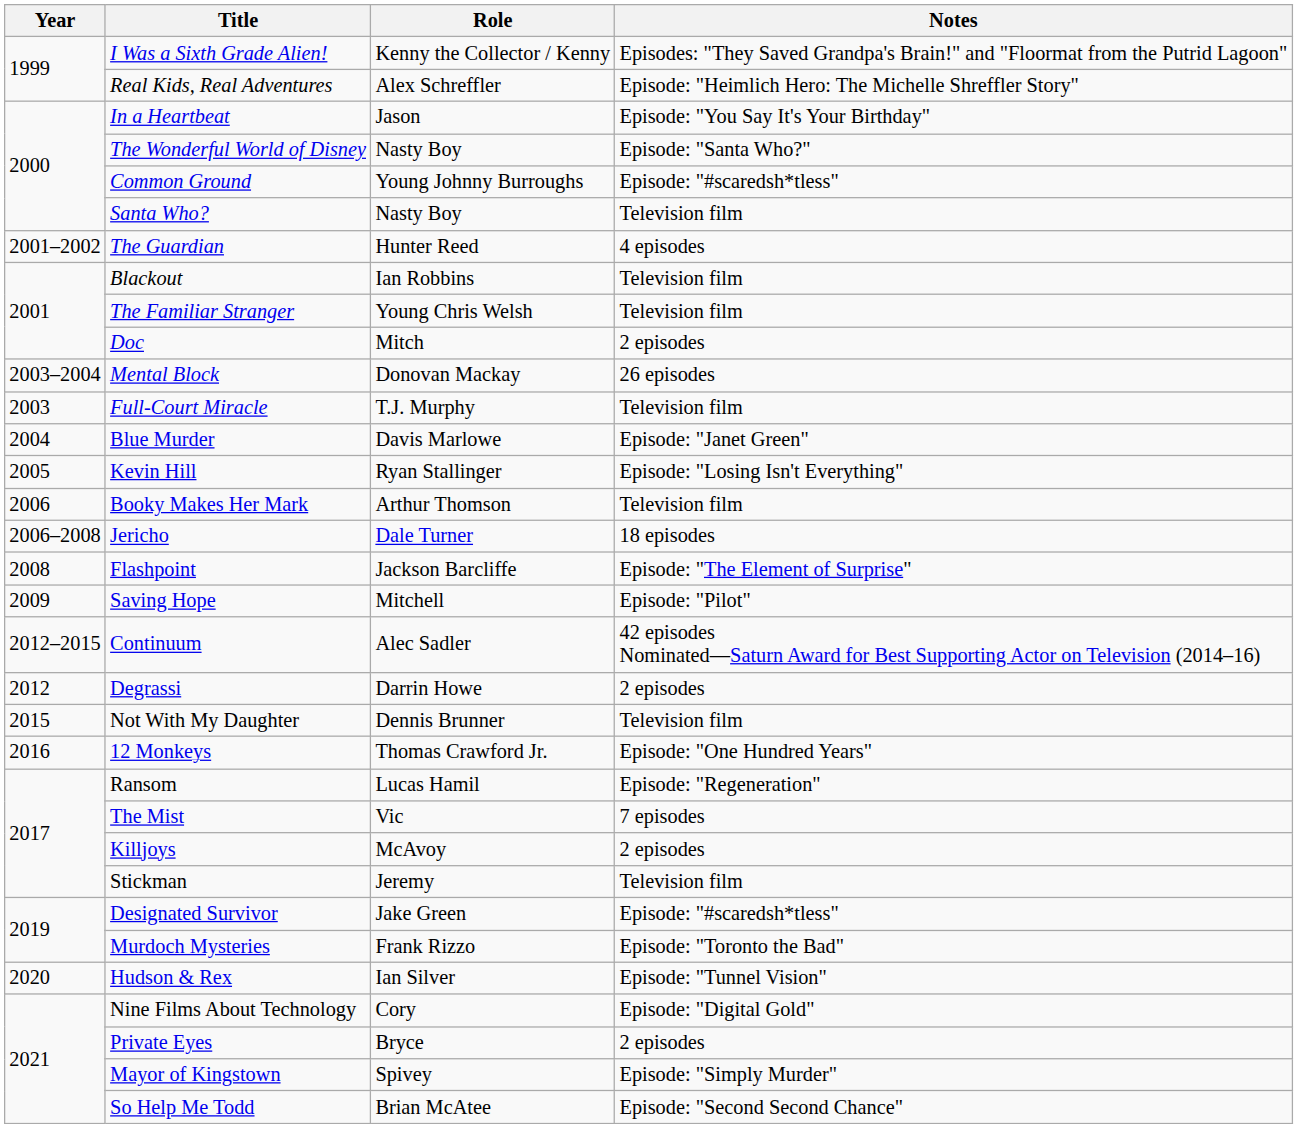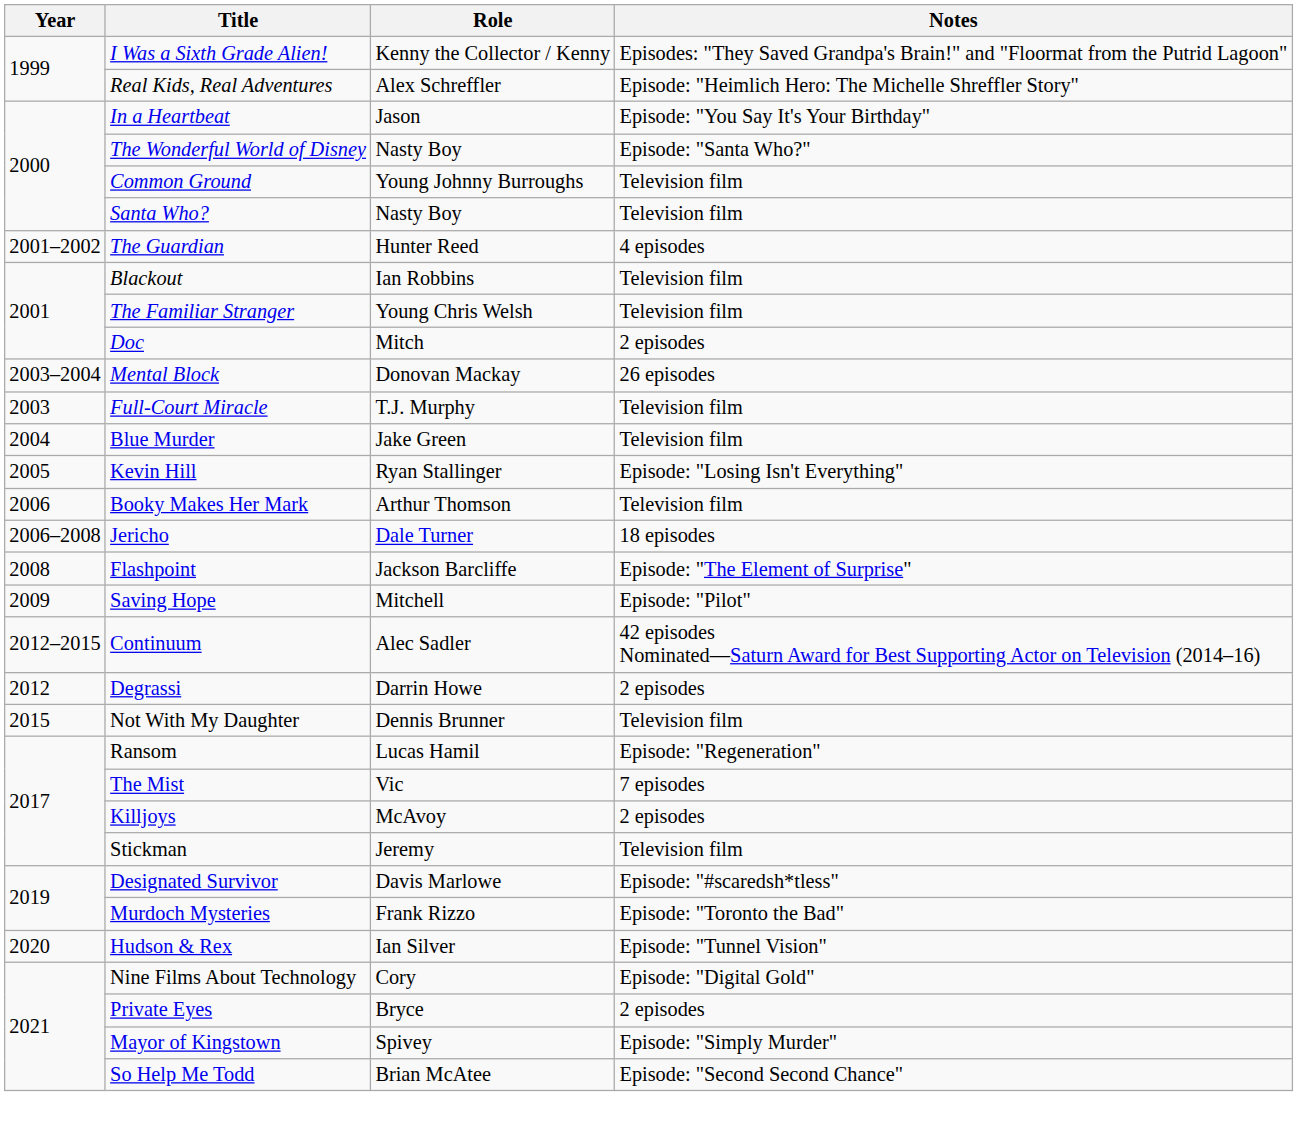(729, 181) Episode: "#scaredsh*tless" -> (681, 181) Television film
(438, 439) Davis Marlowe -> (421, 439) Jake Green
(714, 439) Episode: "Janet Green" -> (681, 439) Television film
- row: (161, 752)
(421, 913) Jake Green -> (438, 881) Davis Marlowe
